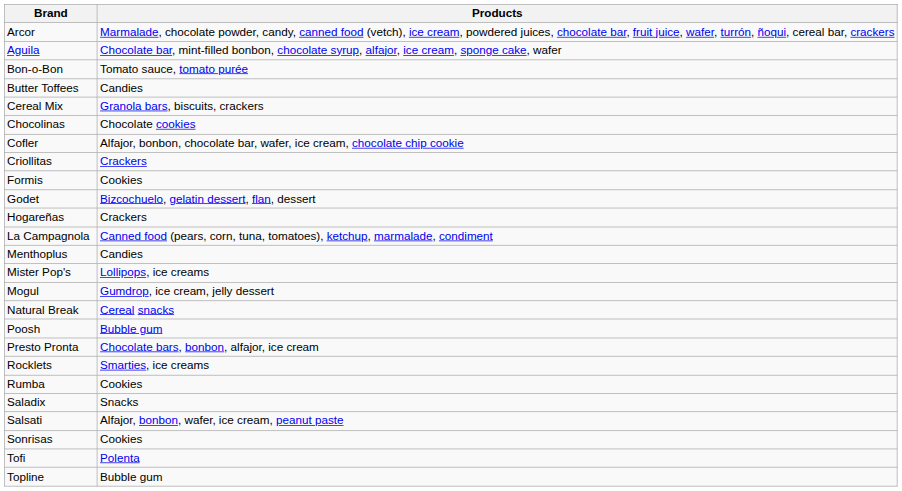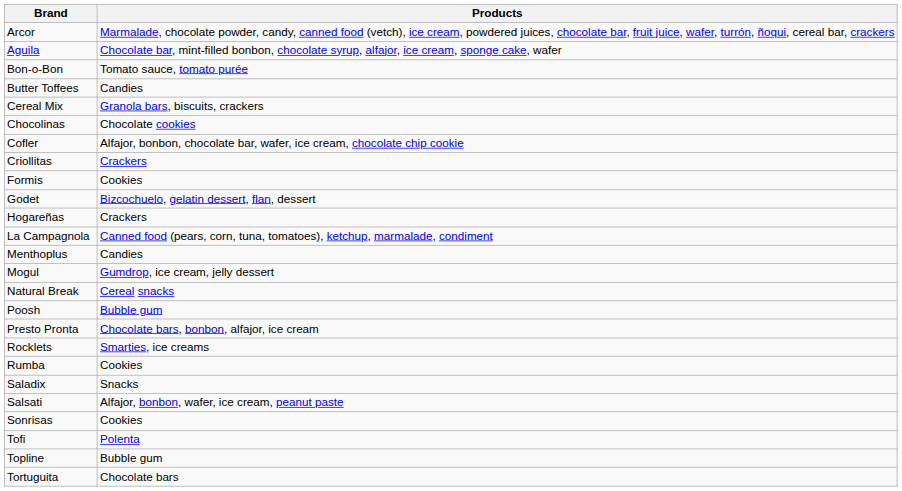- row: (39, 273)
+ row: (33, 476)
